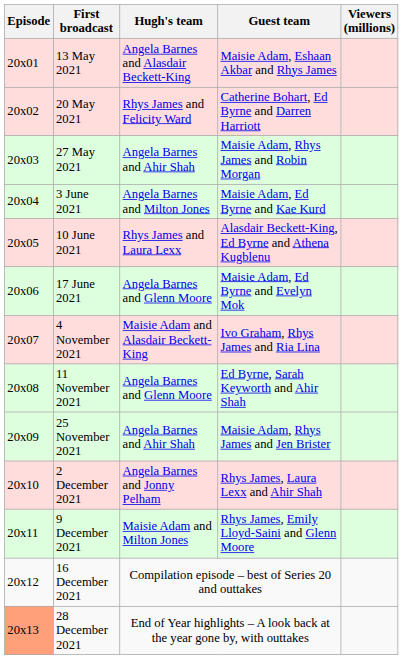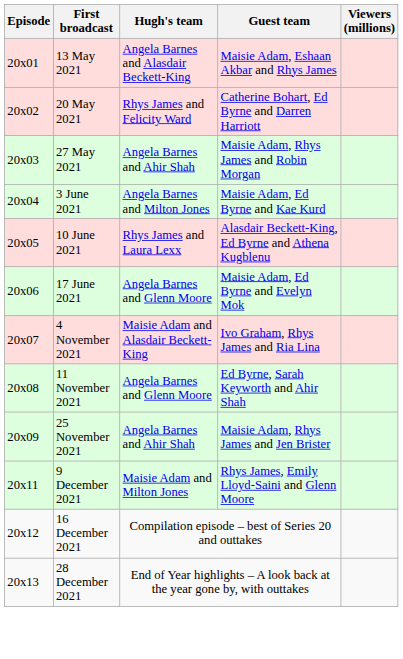- row: (82, 485)
(23, 630) lightsalmon background -> (23, 582) no background
